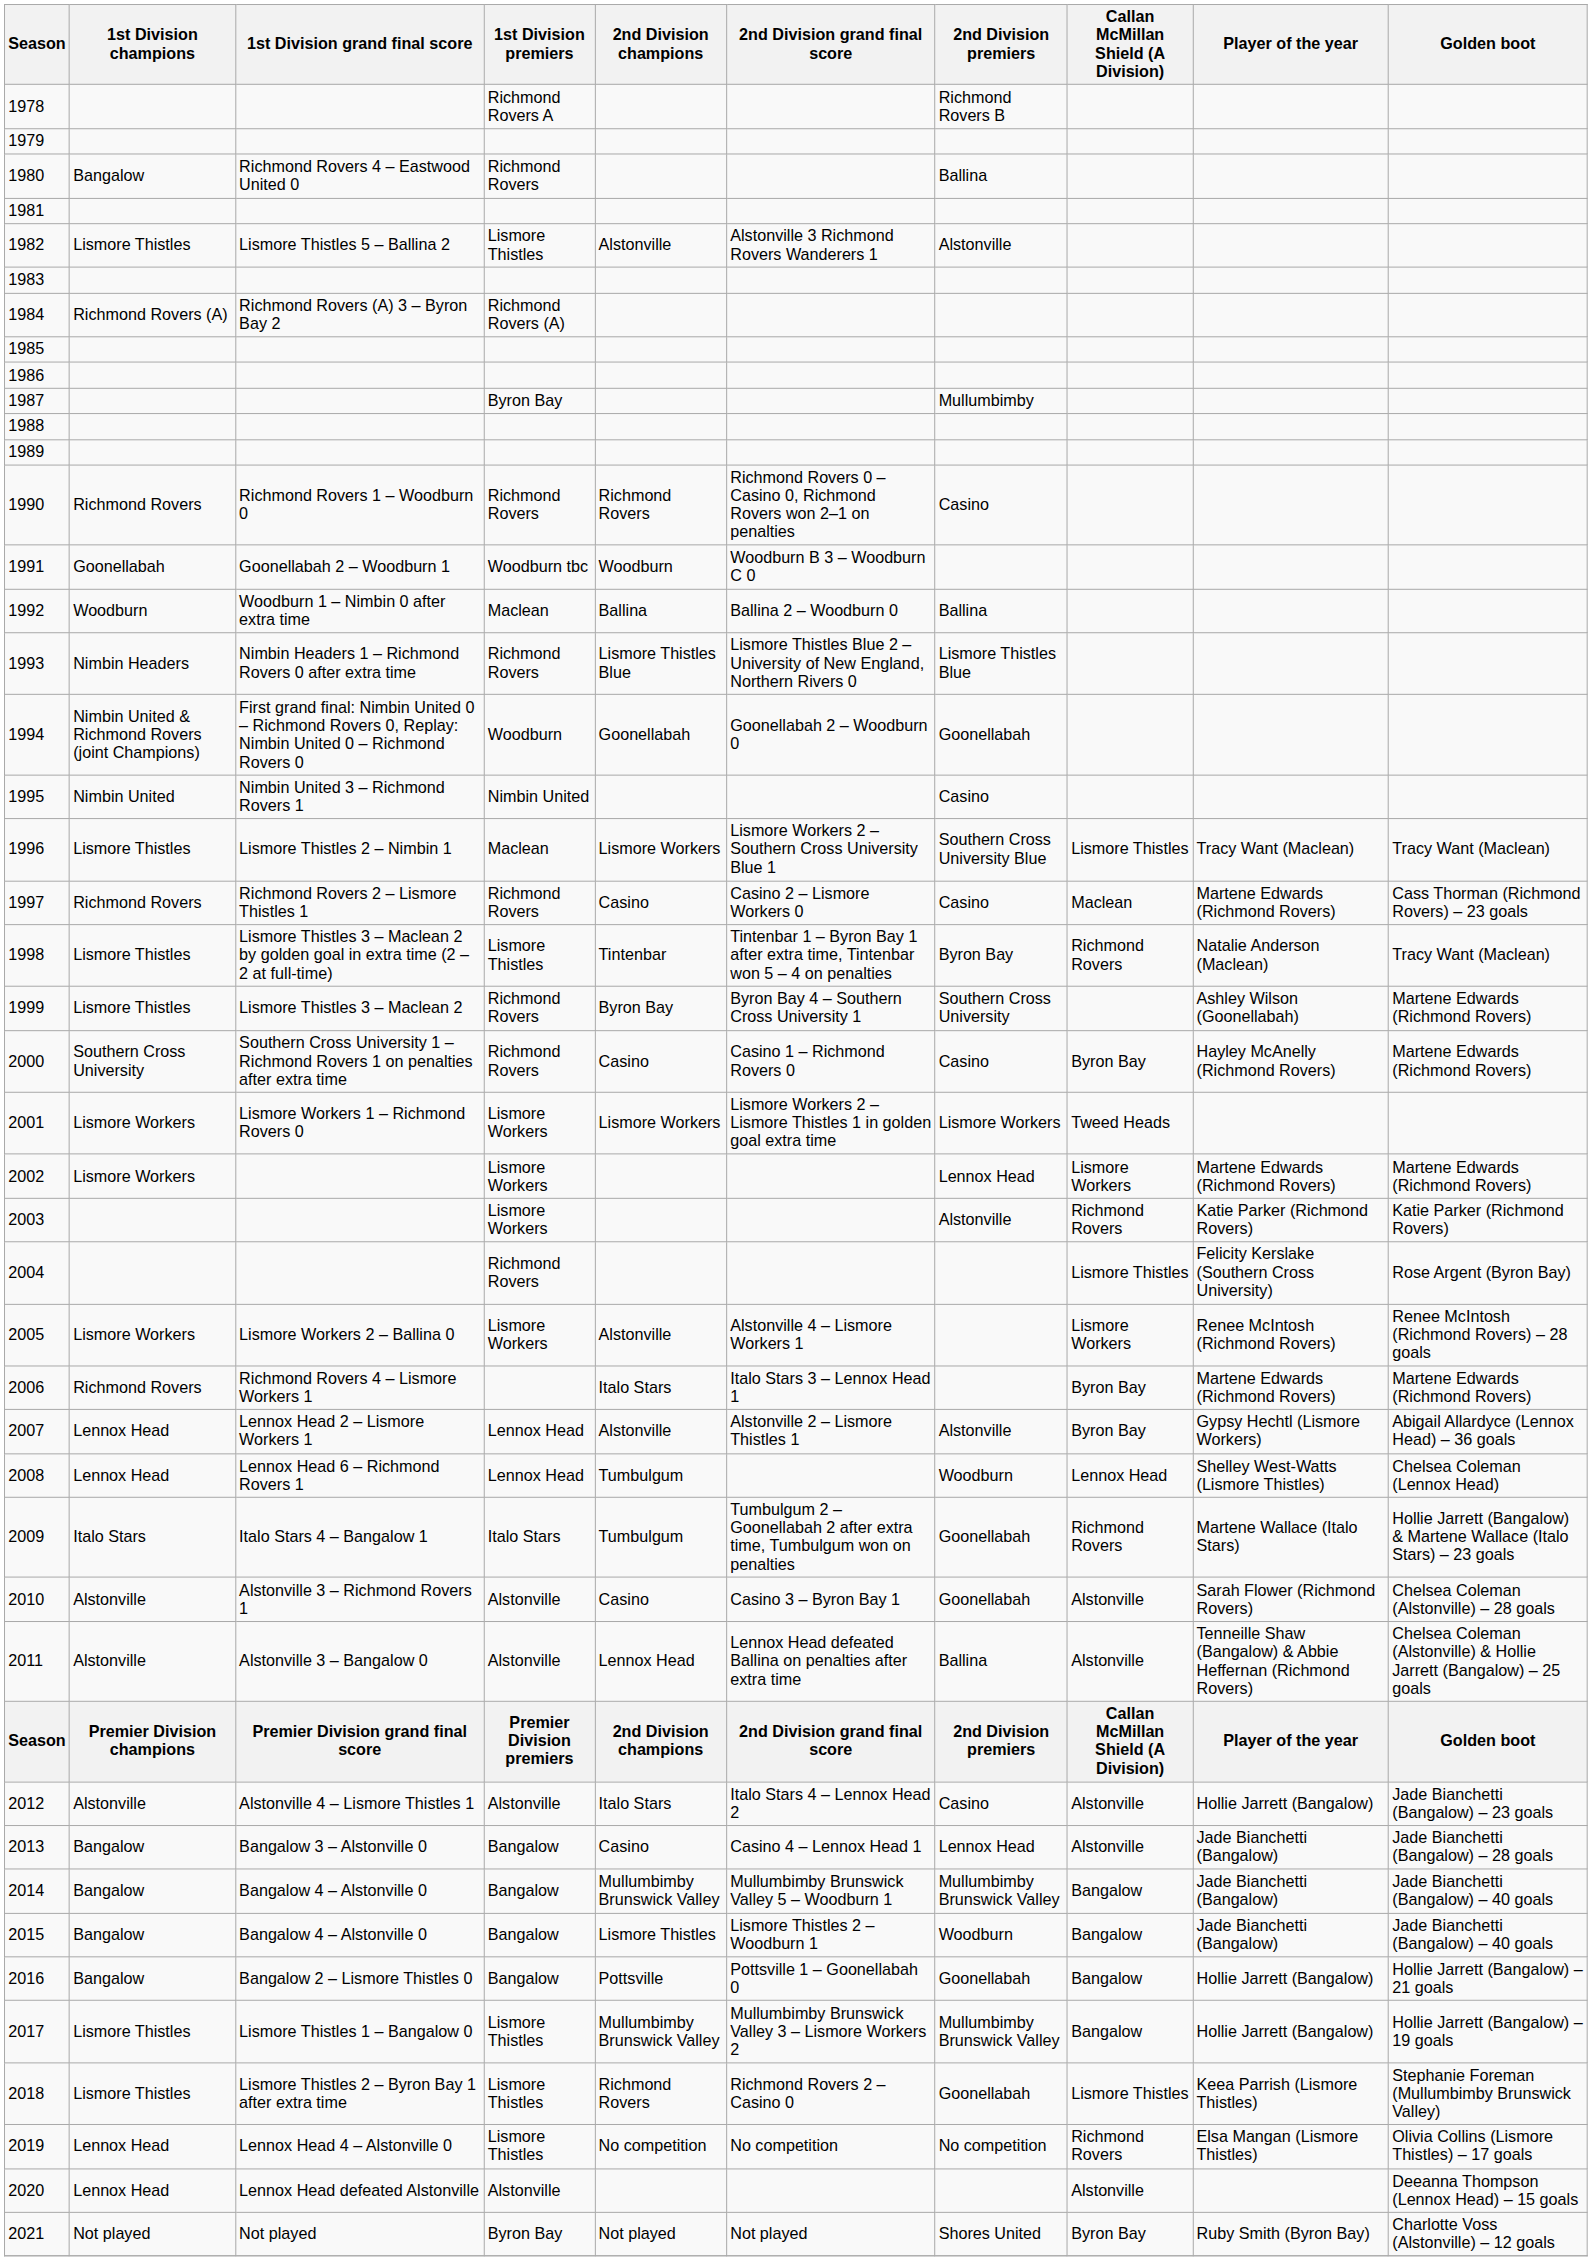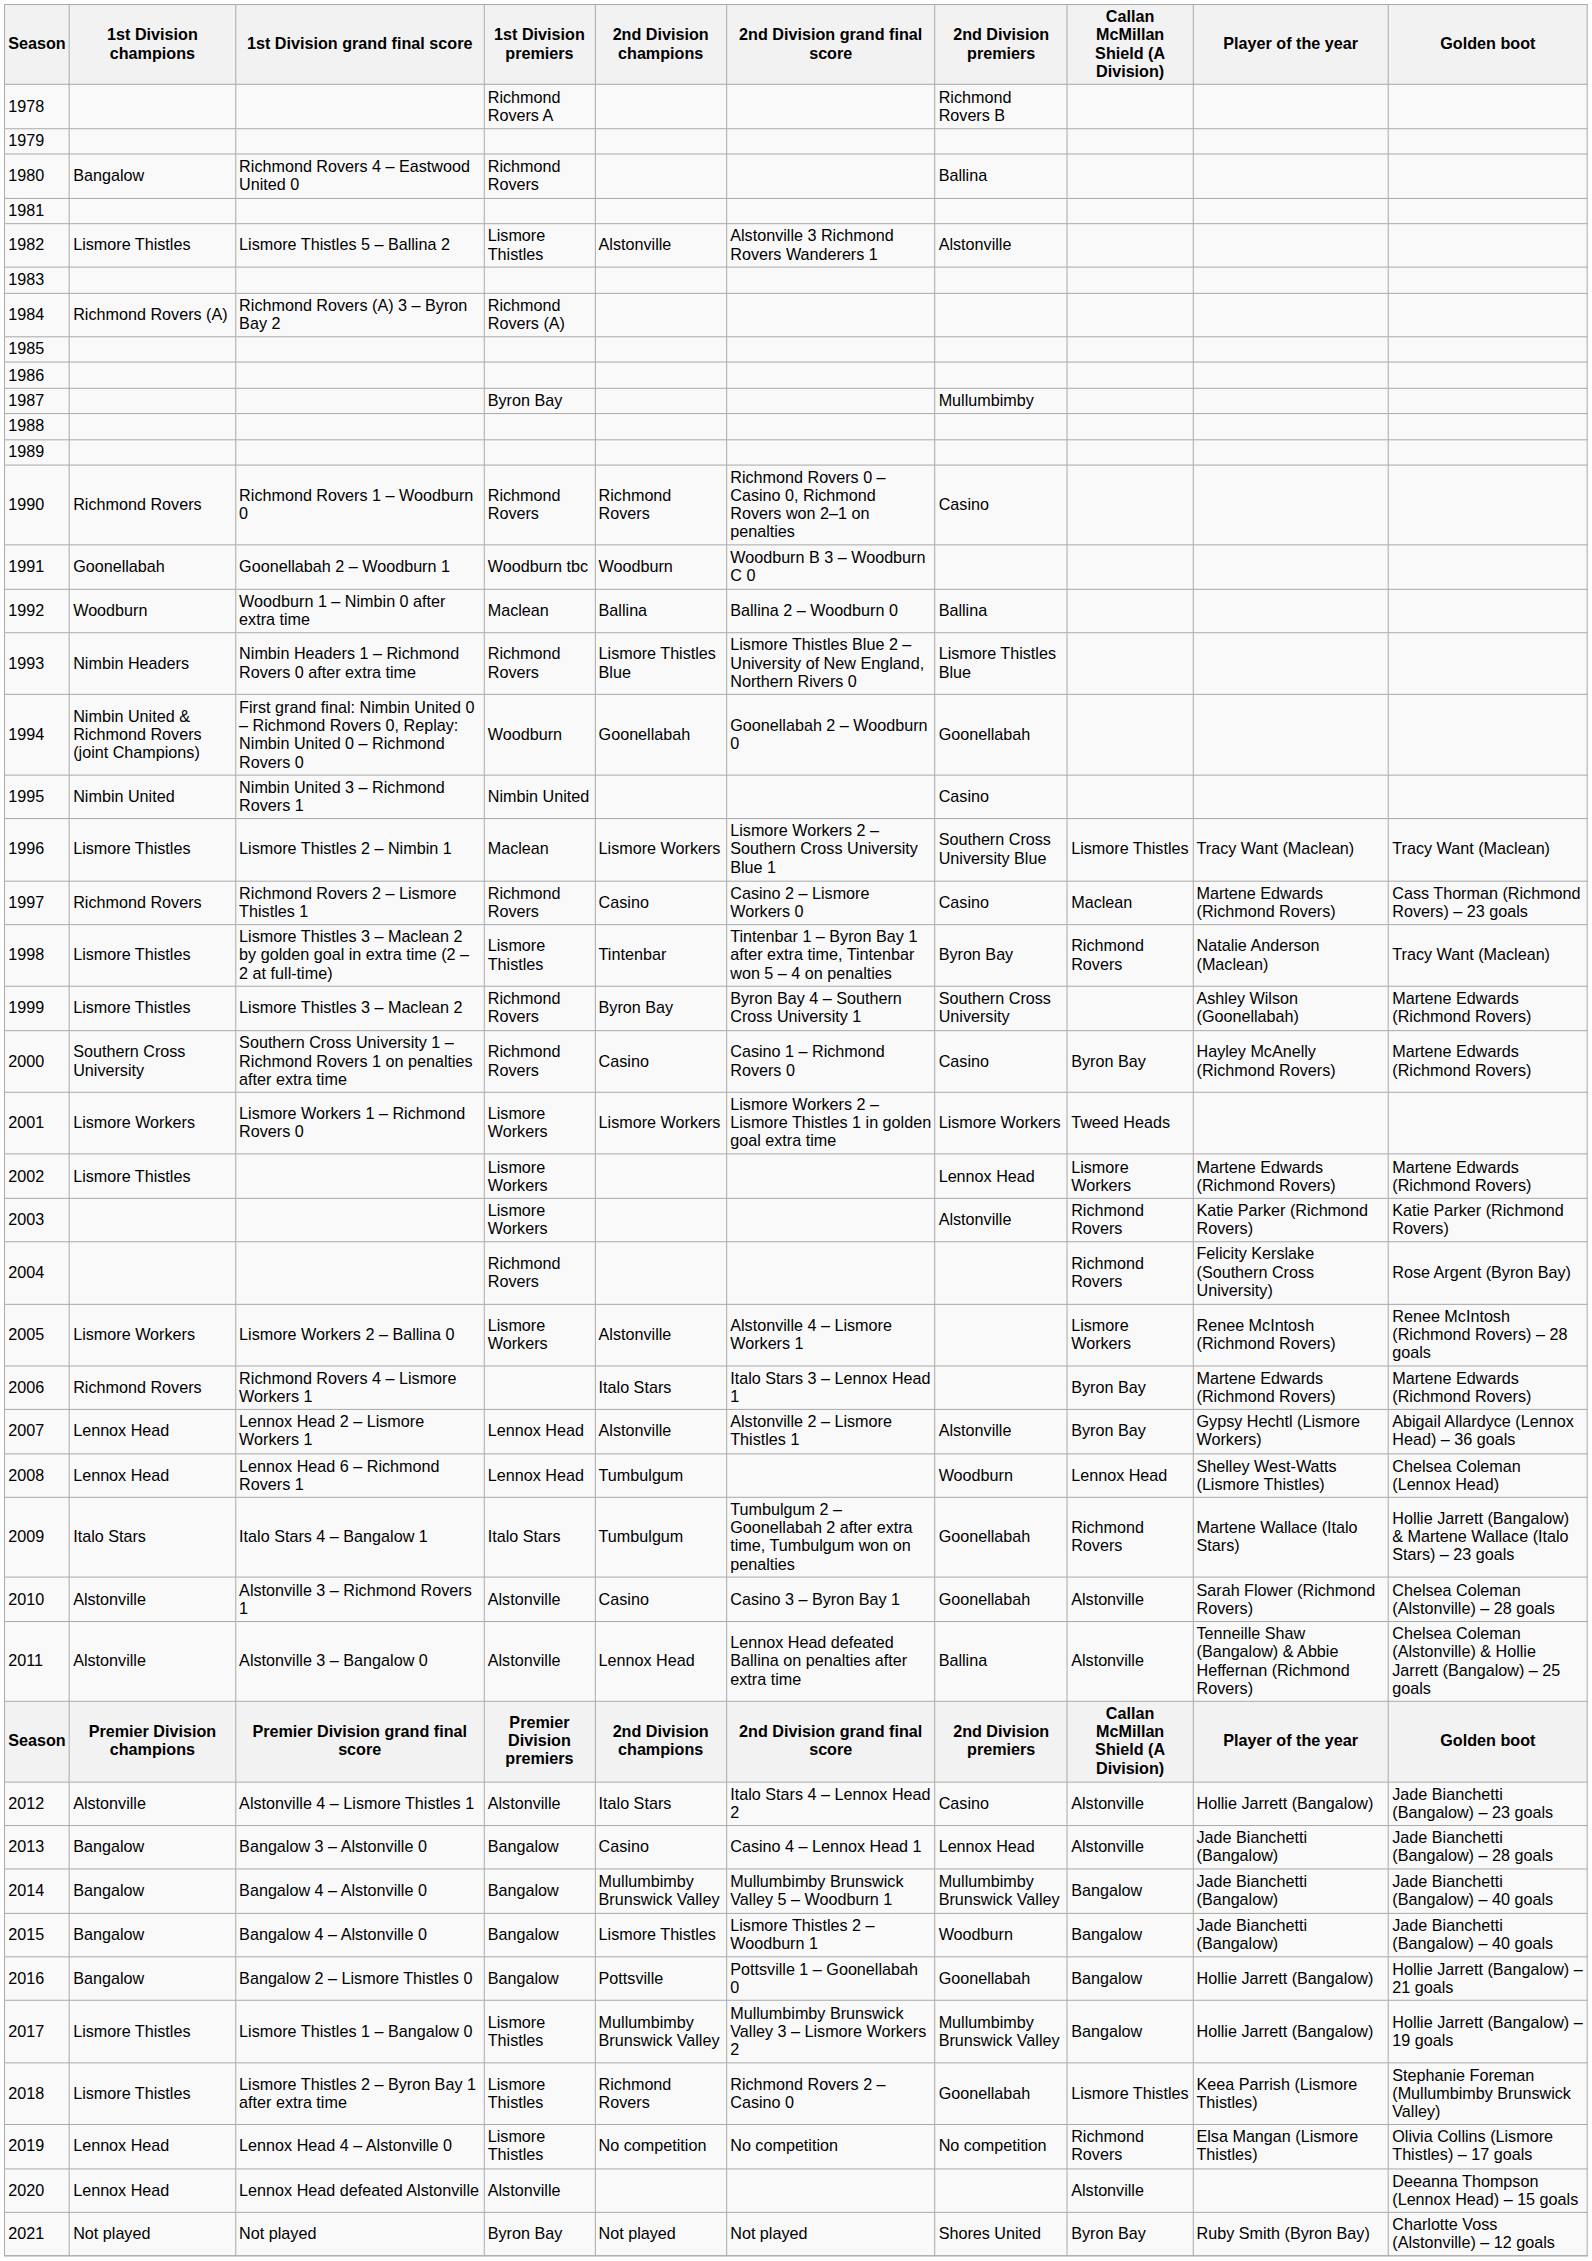(134, 1176) Lismore Workers -> (132, 1176) Lismore Thistles
(1130, 1272) Lismore Thistles -> (1108, 1272) Richmond Rovers
